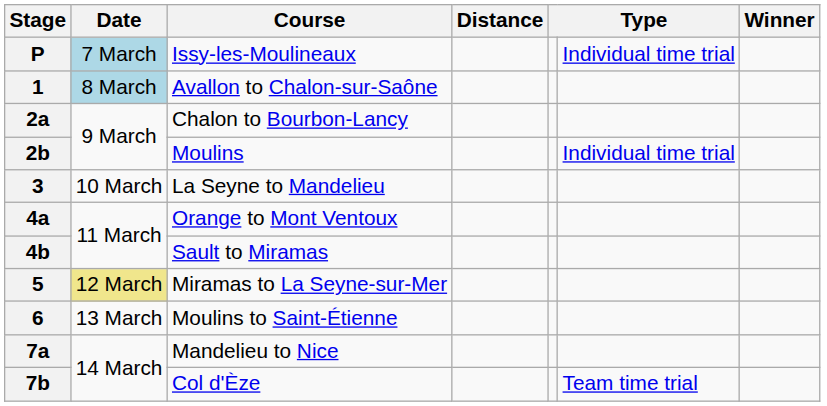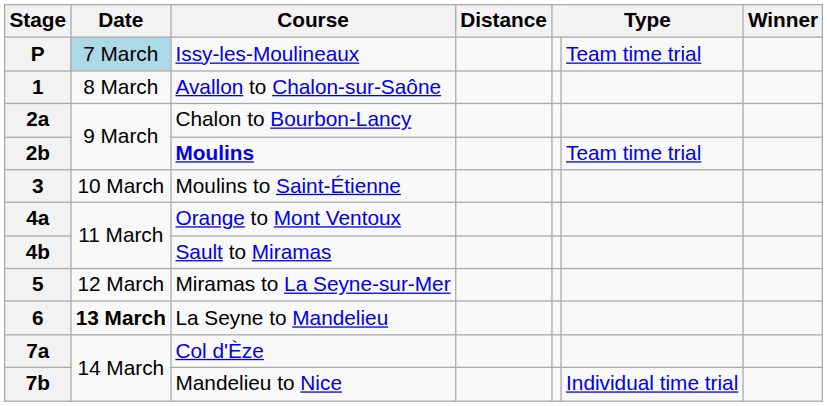(649, 53) Individual time trial -> (634, 53) Team time trial
(119, 86) lightblue background -> (121, 86) no background
(208, 152) normal -> (215, 152) bold
(649, 152) Individual time trial -> (634, 152) Team time trial
(278, 185) La Seyne to Mandelieu -> (288, 185) Moulins to Saint-Étienne
(119, 284) khaki background -> (121, 284) no background
(119, 317) normal -> (121, 317) bold
(285, 317) Moulins to Saint-Étienne -> (282, 317) La Seyne to Mandelieu
(255, 350) Mandelieu to Nice -> (220, 350) Col d'Èze
(216, 383) Col d'Èze -> (259, 383) Mandelieu to Nice
(630, 383) Team time trial -> (652, 383) Individual time trial
